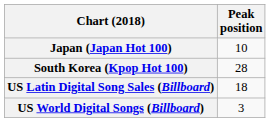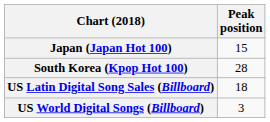(241, 48) 10 -> (241, 48) 15
